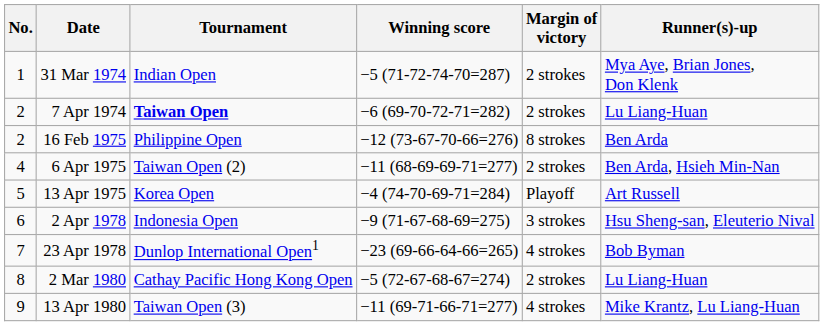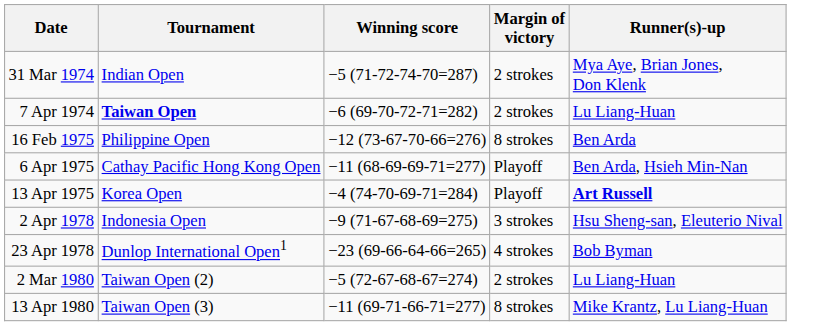- column: (21, 28)
(190, 166) Taiwan Open (2) -> (211, 166) Cathay Pacific Hong Kong Open
(556, 166) 2 strokes -> (518, 166) Playoff
(642, 194) normal -> (613, 194) bold
(243, 279) Cathay Pacific Hong Kong Open -> (158, 279) Taiwan Open (2)
(556, 306) 4 strokes -> (524, 306) 8 strokes
